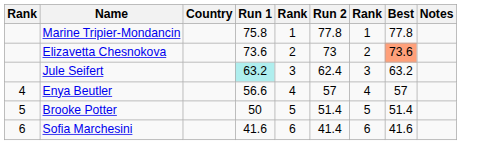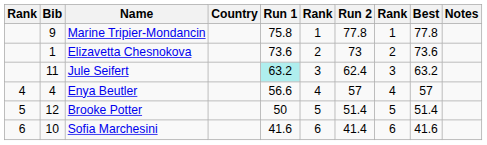+ column: (52, 14)
(401, 52) lightsalmon background -> (426, 52) no background
